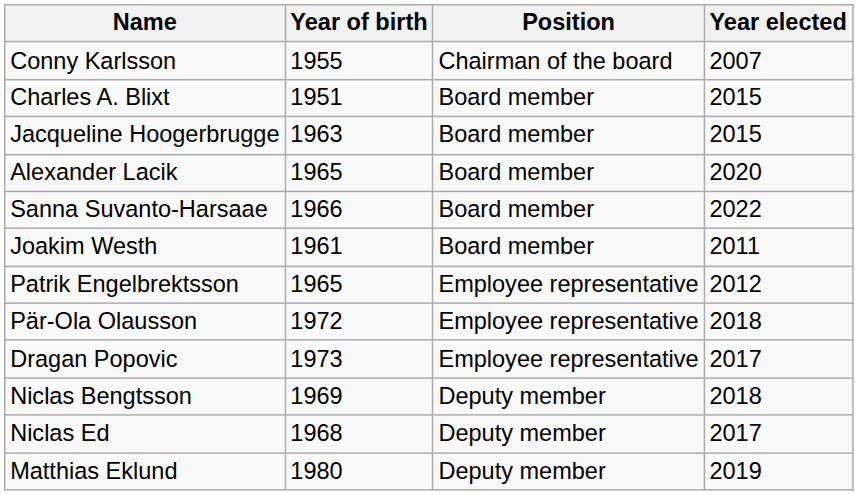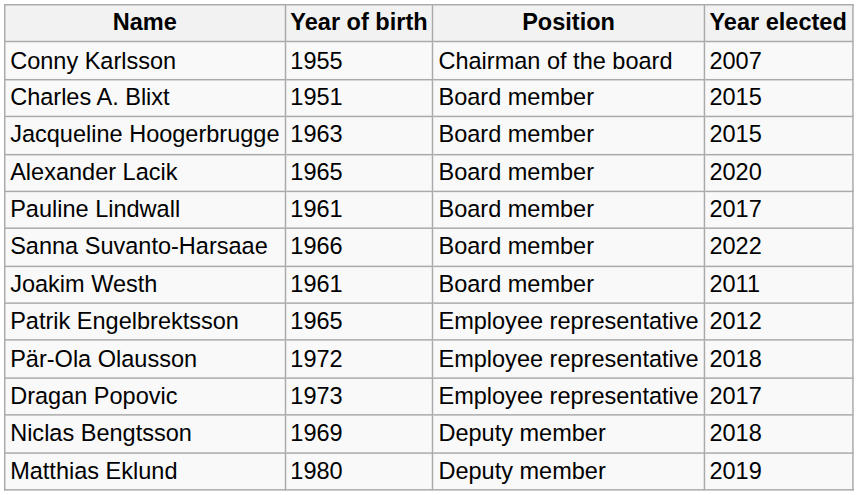+ row: (95, 209)
- row: (60, 433)
